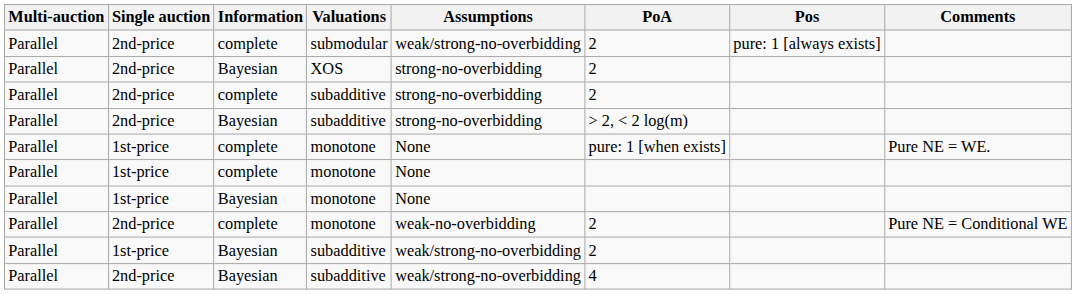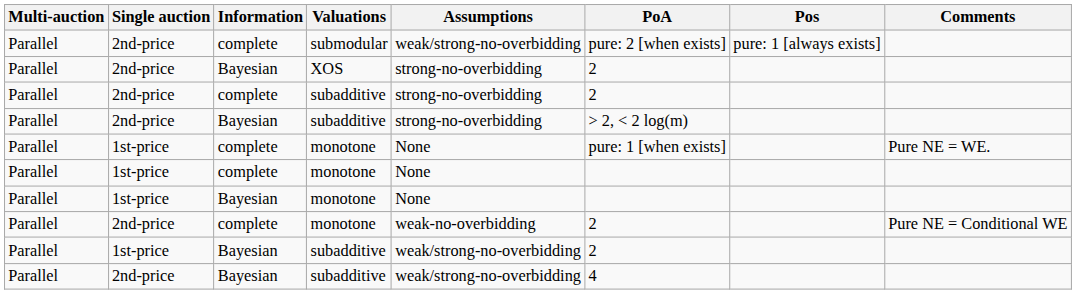(593, 43) 2 -> (657, 43) pure: 2 [when exists]
